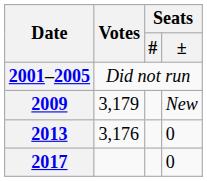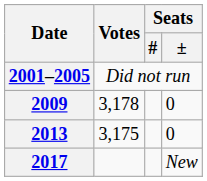(119, 104) 3,179 -> (119, 104) 3,178
(182, 104) New -> (170, 104) 0
(119, 133) 3,176 -> (119, 133) 3,175
(170, 162) 0 -> (182, 162) New
